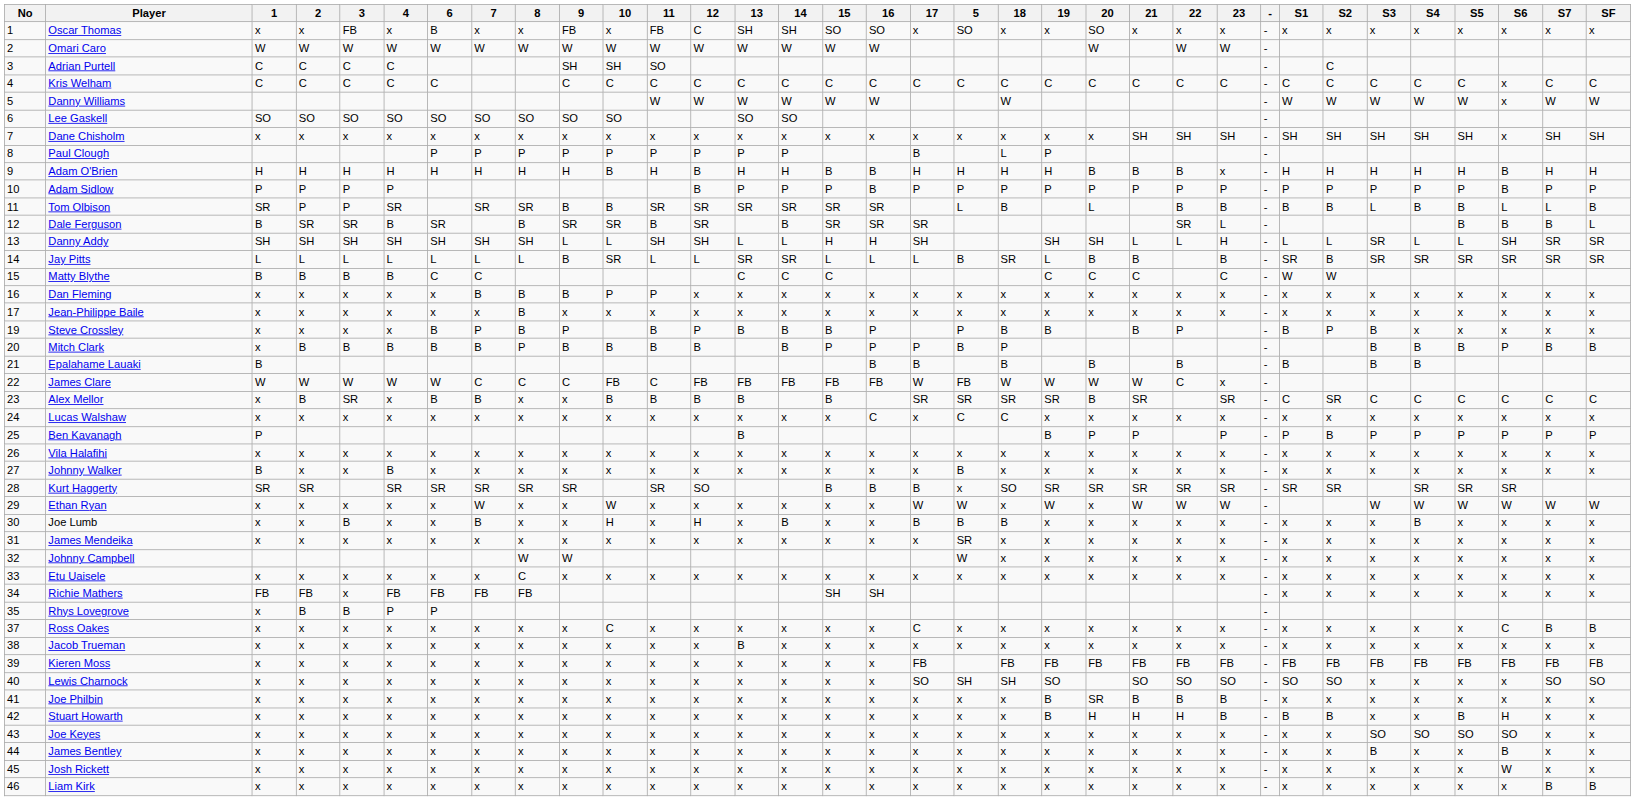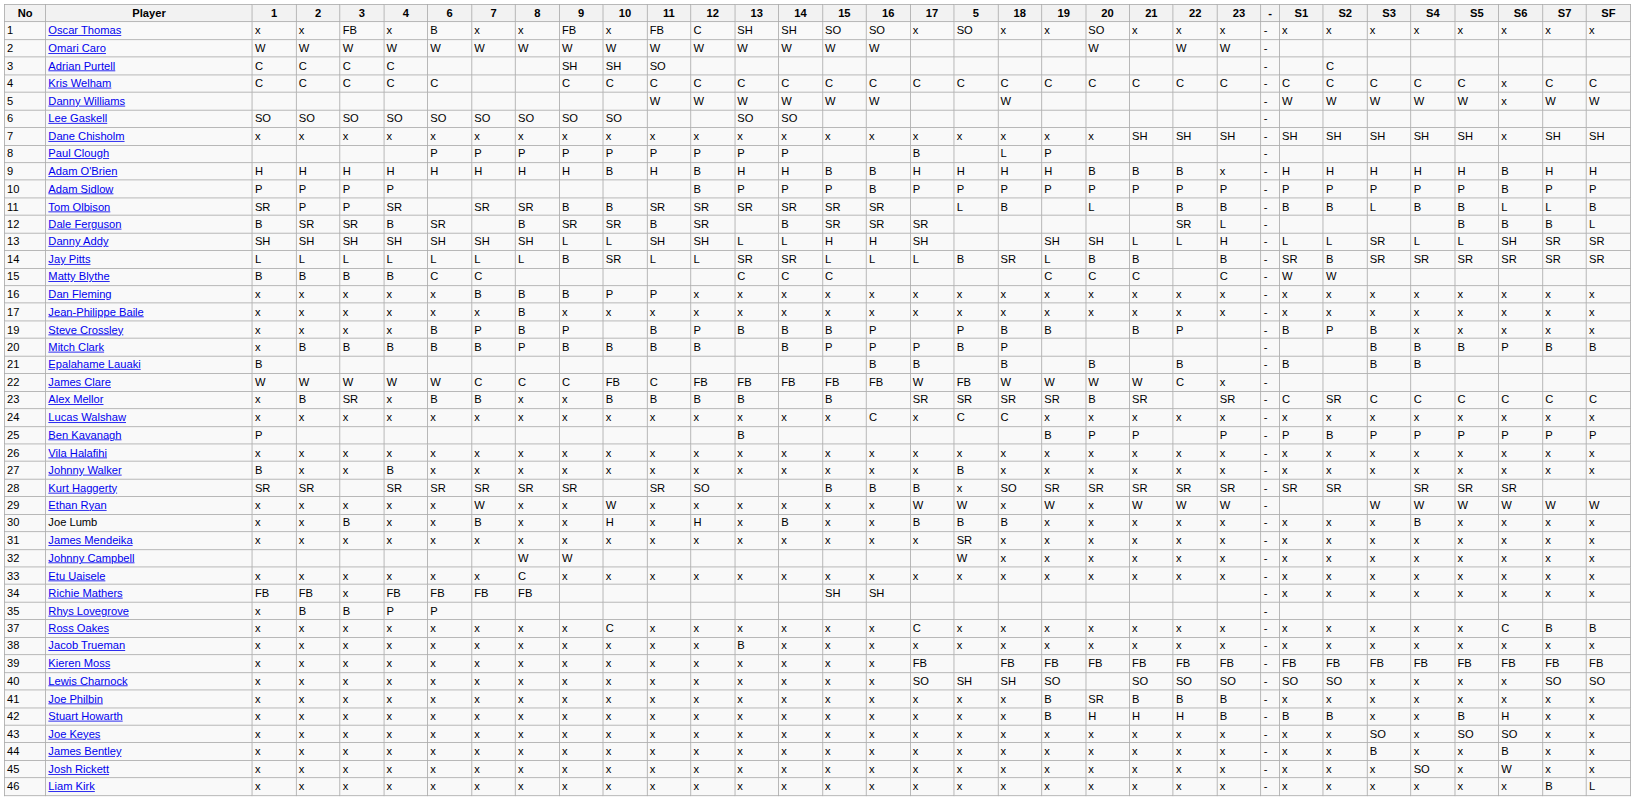(1422, 734) SO -> (1416, 734) x
(1416, 769) x -> (1422, 769) SO
(1593, 786) B -> (1592, 786) L
